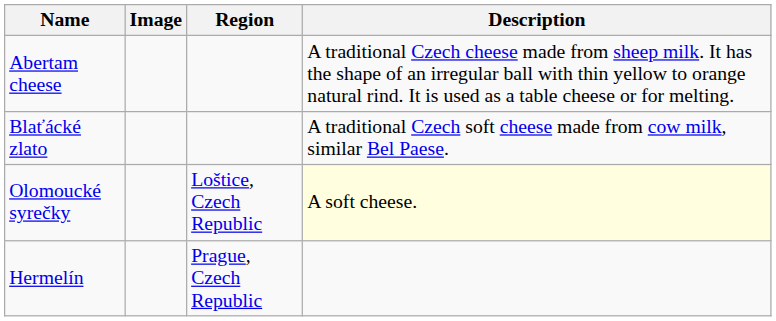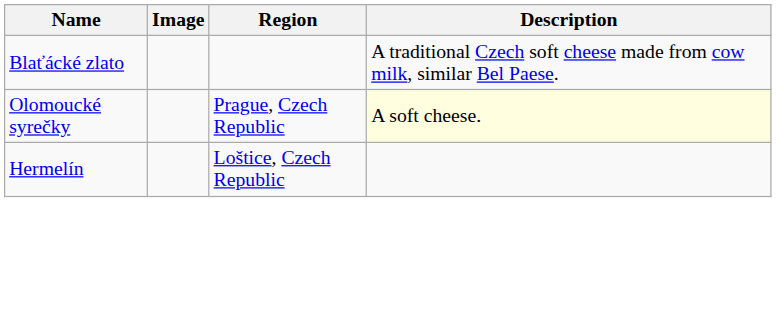- row: (44, 73)
(227, 202) Loštice, Czech Republic -> (270, 115) Prague, Czech Republic
(227, 277) Prague, Czech Republic -> (272, 169) Loštice, Czech Republic
